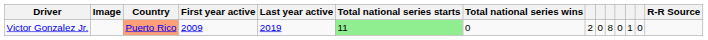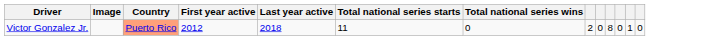- column: (674, 12)
(192, 27) 2009 -> (192, 27) 2012
(271, 27) 2019 -> (271, 27) 2018
(343, 27) lightgreen background -> (343, 27) no background
